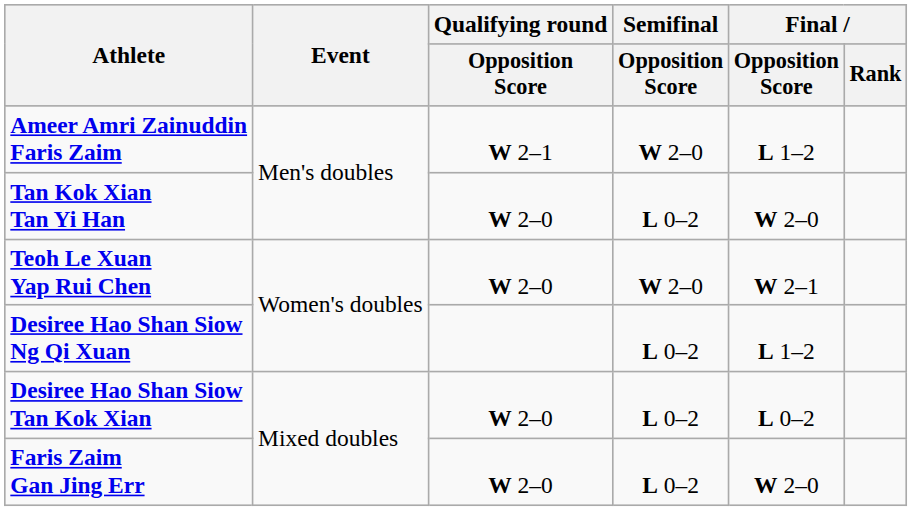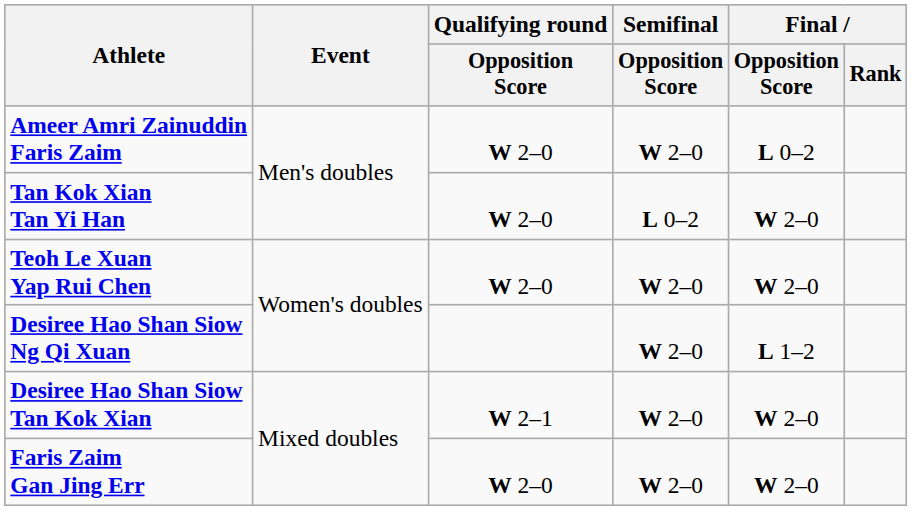(520, 153) W 2–1 -> (520, 153) W 2–0
(786, 153) L 1–2 -> (786, 153) L 0–2
(786, 286) W 2–1 -> (786, 286) W 2–0
(671, 352) L 0–2 -> (671, 352) W 2–0
(520, 419) W 2–0 -> (520, 419) W 2–1
(671, 419) L 0–2 -> (671, 419) W 2–0
(786, 419) L 0–2 -> (786, 419) W 2–0
(671, 485) L 0–2 -> (671, 485) W 2–0
